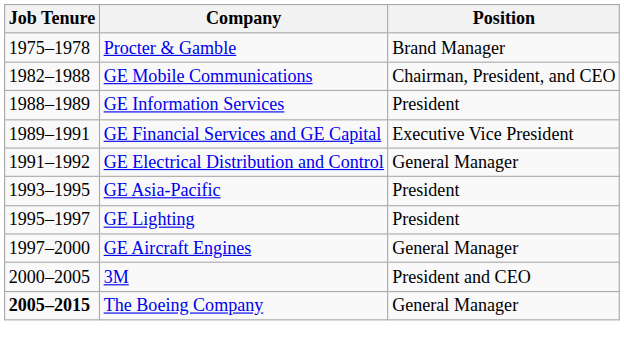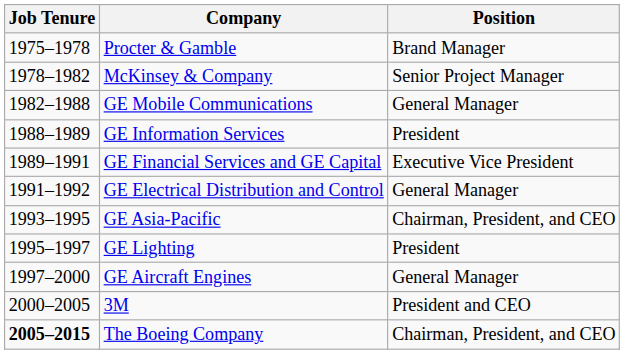+ row: (188, 76)
(504, 76) Chairman, President, and CEO -> (455, 104) General Manager
(426, 190) President -> (504, 219) Chairman, President, and CEO
(455, 305) General Manager -> (504, 334) Chairman, President, and CEO
